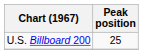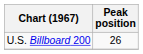(116, 40) 25 -> (116, 40) 26
